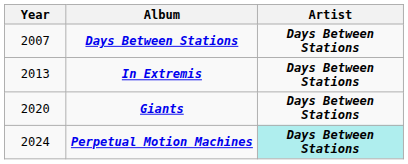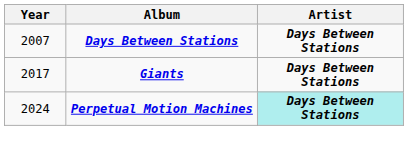- row: (162, 75)
(35, 108) 2020 -> (35, 75) 2017
